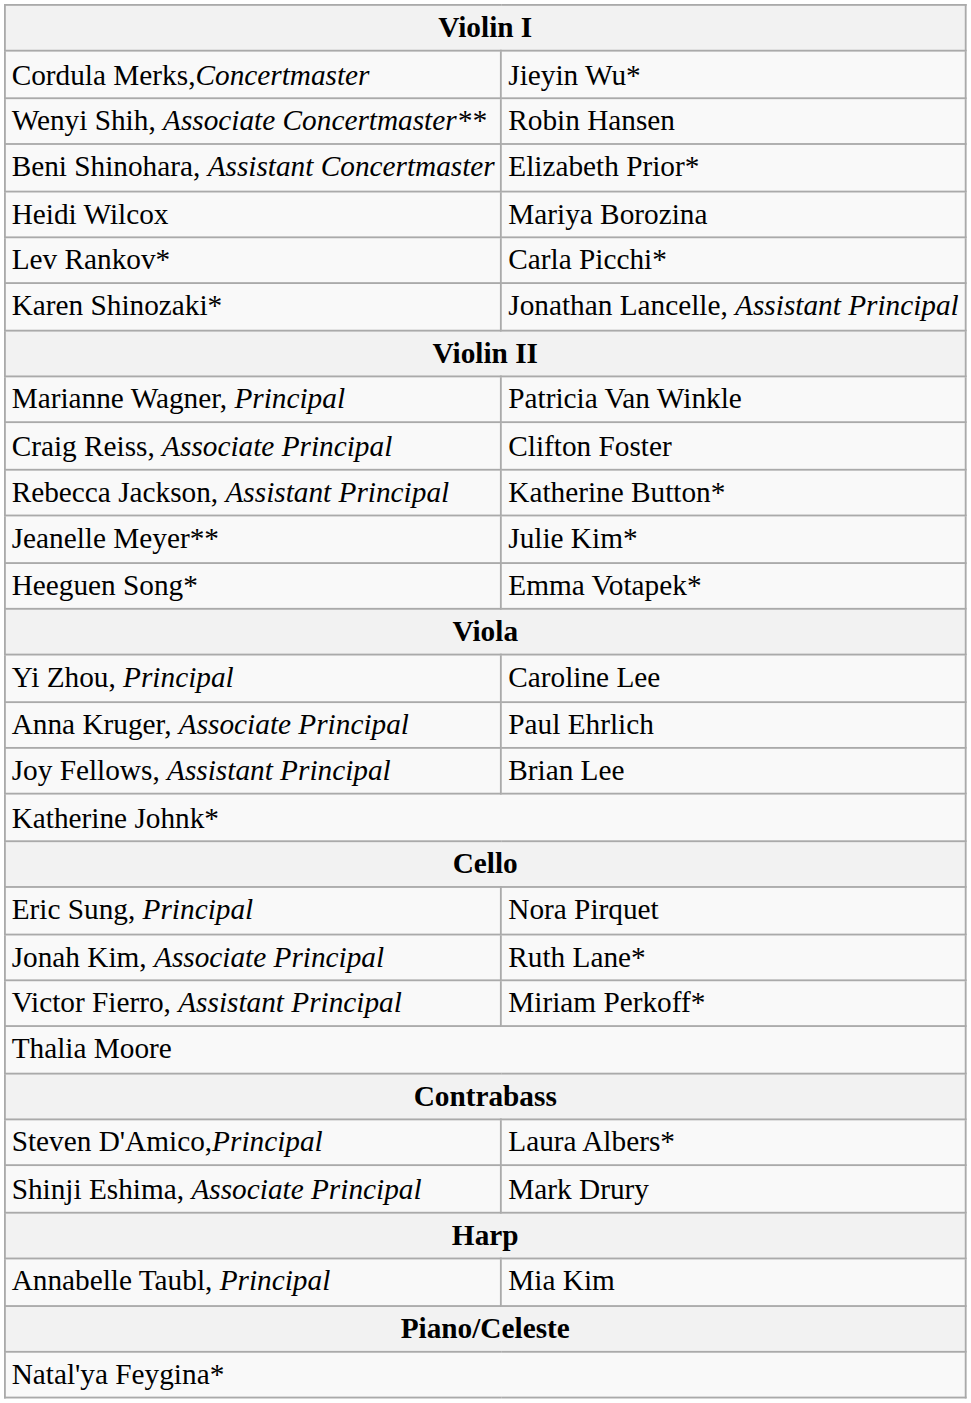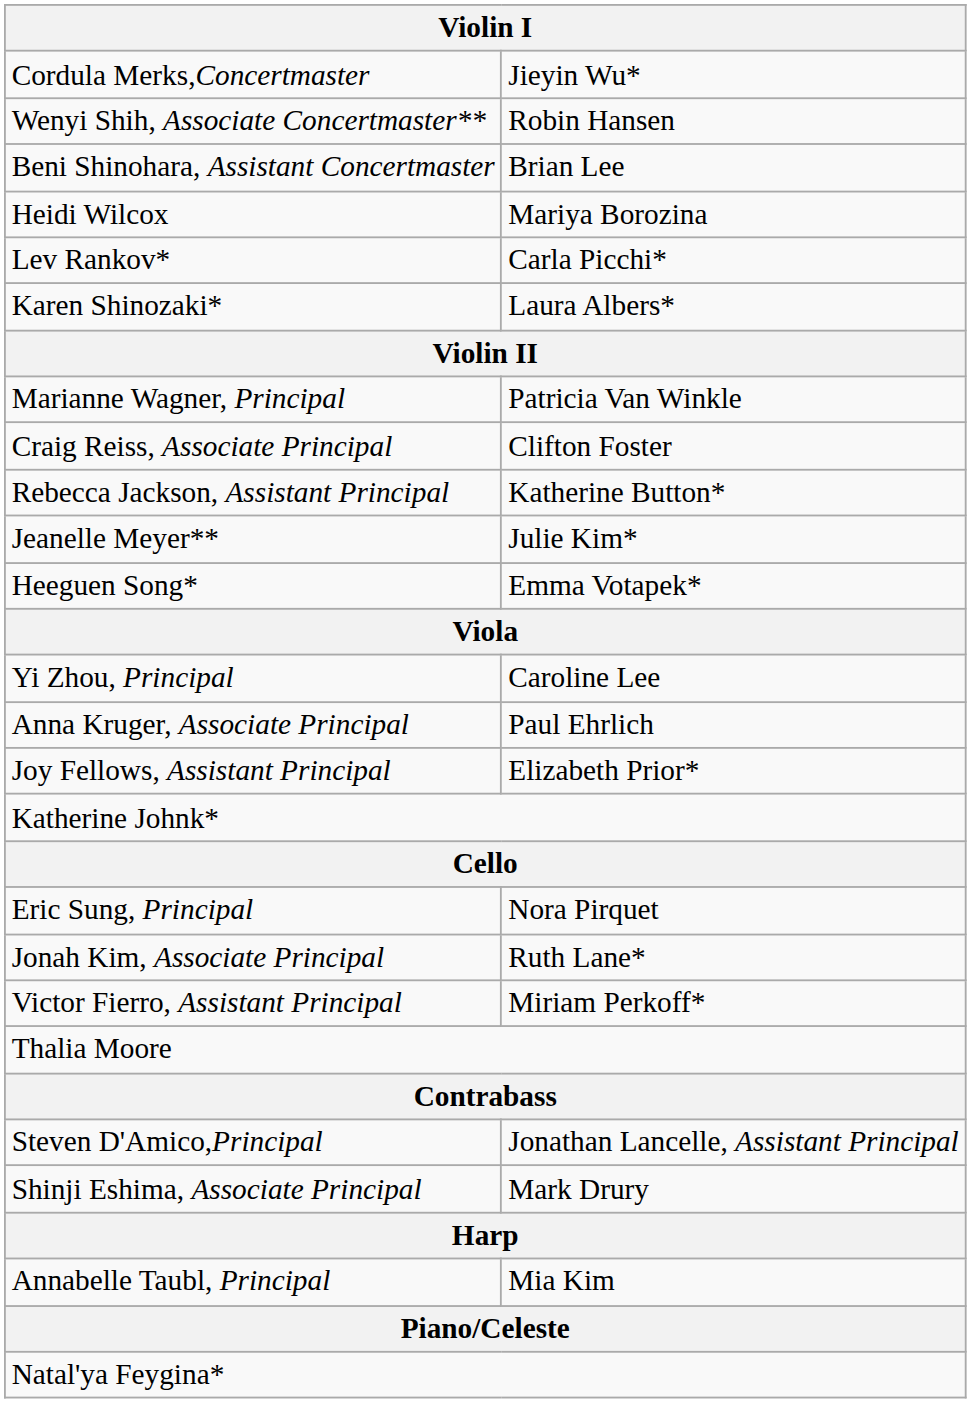(604, 167) Elizabeth Prior* -> (566, 167) Brian Lee
(734, 306) Jonathan Lancelle, Assistant Principal -> (592, 306) Laura Albers*
(566, 770) Brian Lee -> (604, 770) Elizabeth Prior*
(592, 1142) Laura Albers* -> (734, 1142) Jonathan Lancelle, Assistant Principal
